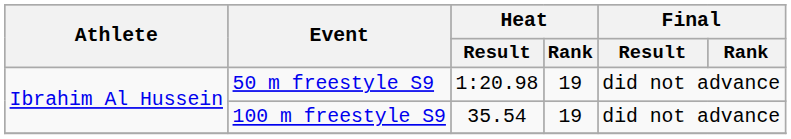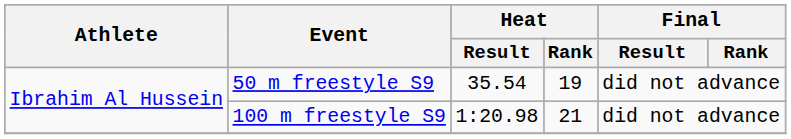(497, 84) 1:20.98 -> (497, 84) 35.54
(497, 117) 35.54 -> (497, 117) 1:20.98
(570, 117) 19 -> (570, 117) 21
